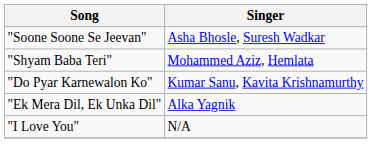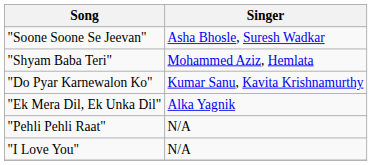+ row: (57, 127)
